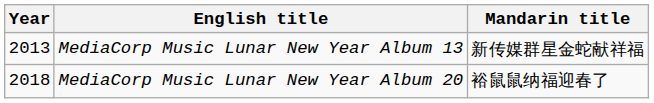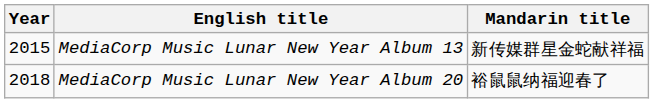(30, 49) 2013 -> (30, 49) 2015
